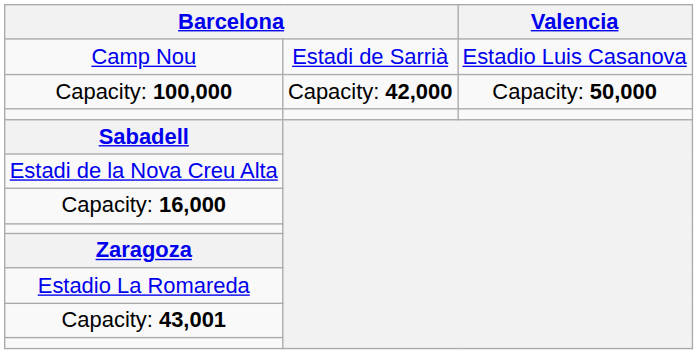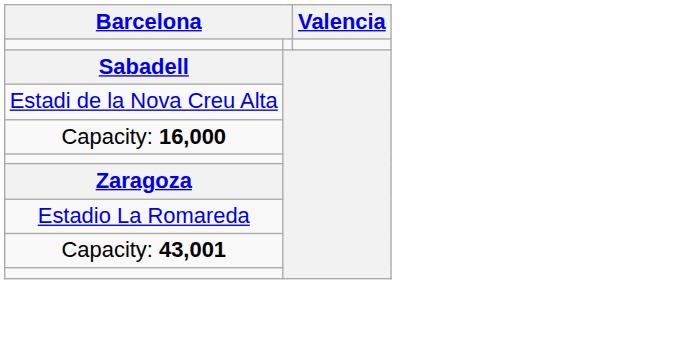- row: (144, 56)
- row: (144, 91)
